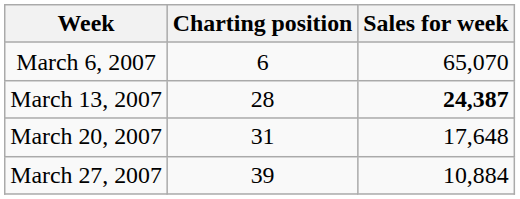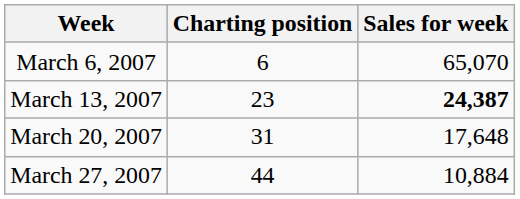(263, 99) 28 -> (263, 99) 23
(263, 174) 39 -> (263, 174) 44
